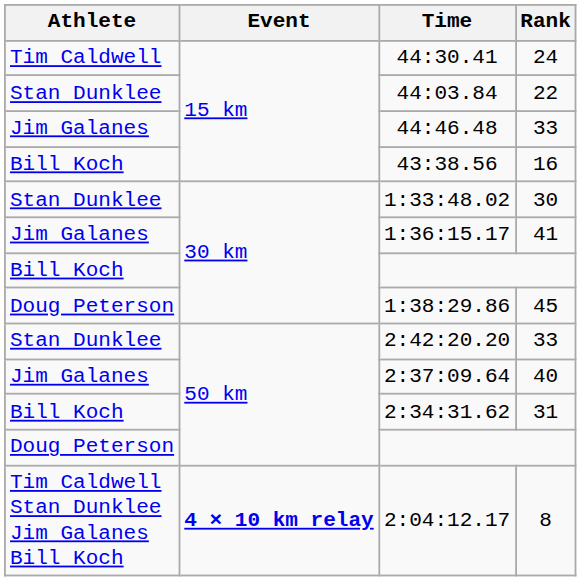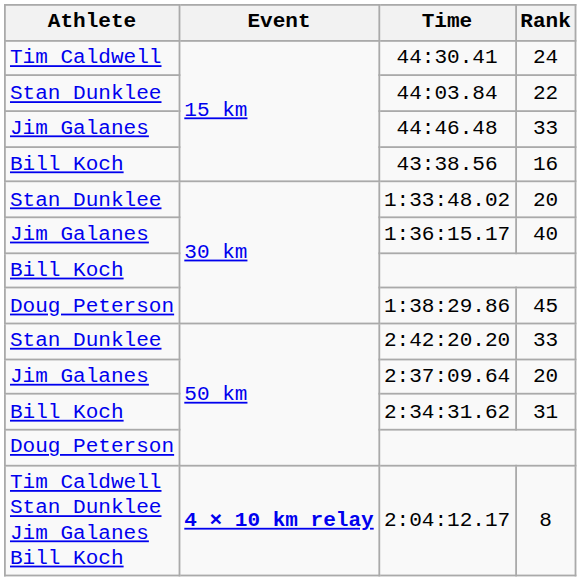(546, 199) 30 -> (546, 199) 20
(546, 235) 41 -> (546, 235) 40
(546, 376) 40 -> (546, 376) 20
